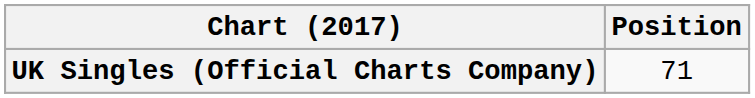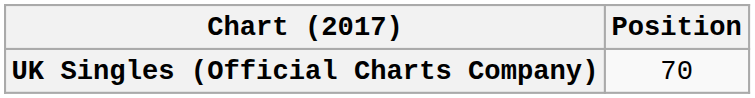(677, 71) 71 -> (677, 71) 70
